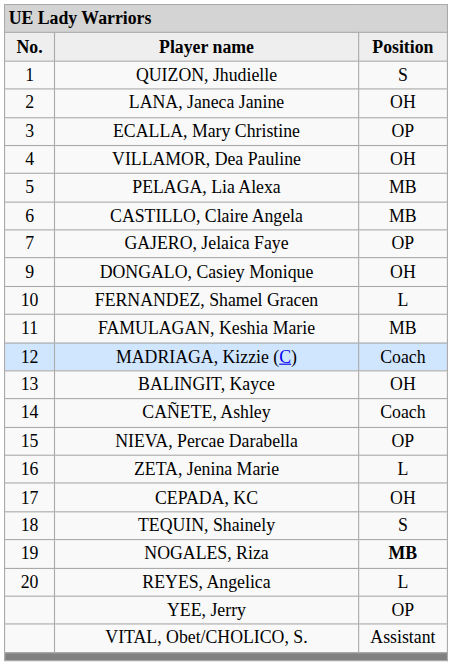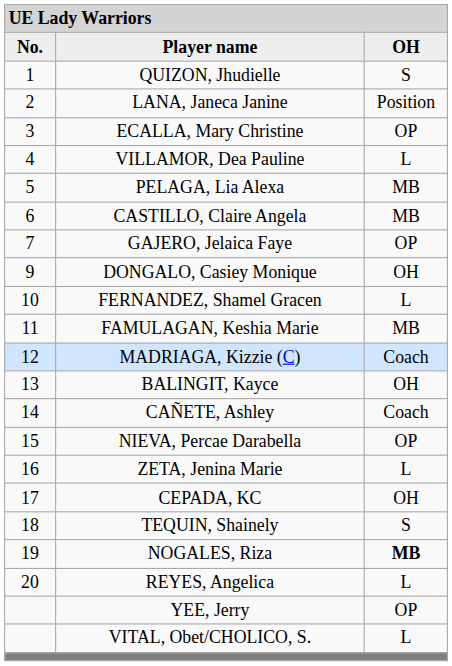(403, 46) Position -> (406, 46) OH
(403, 103) OH -> (406, 103) Position
(403, 159) OH -> (406, 159) L
(403, 638) Assistant -> (406, 638) L
